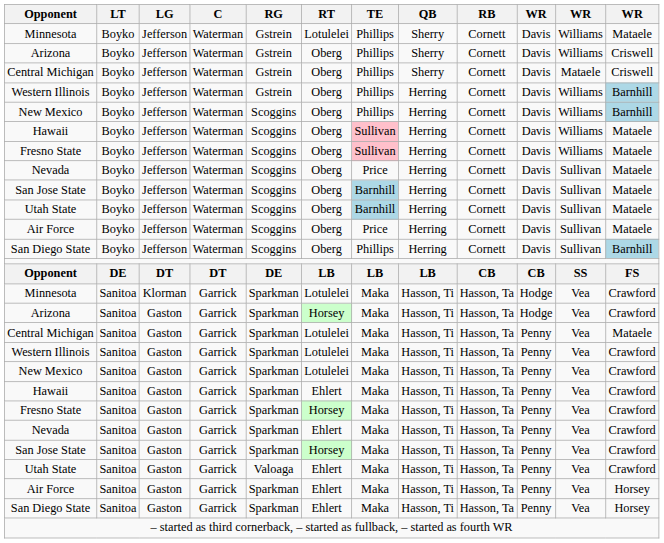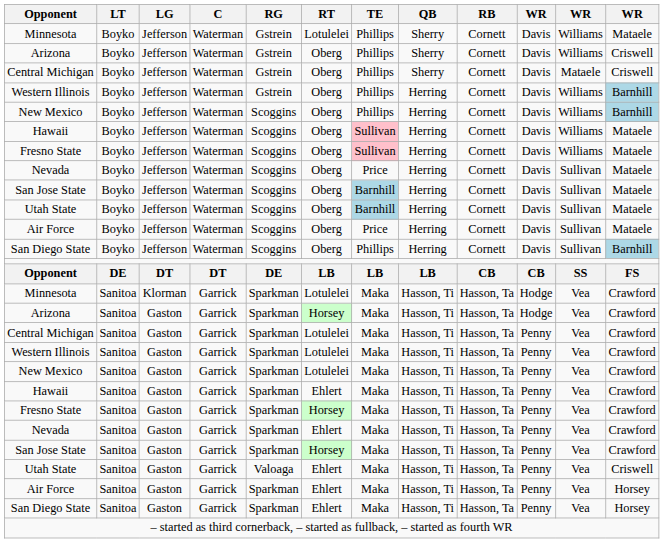(632, 332) Mataele -> (632, 332) Crawford
(632, 469) Crawford -> (632, 469) Criswell
